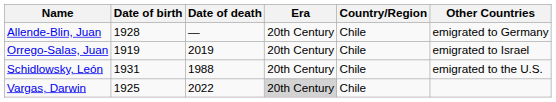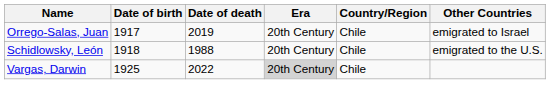- row: (54, 32)
(127, 50) 1919 -> (127, 32) 1917
(127, 69) 1931 -> (127, 50) 1918
